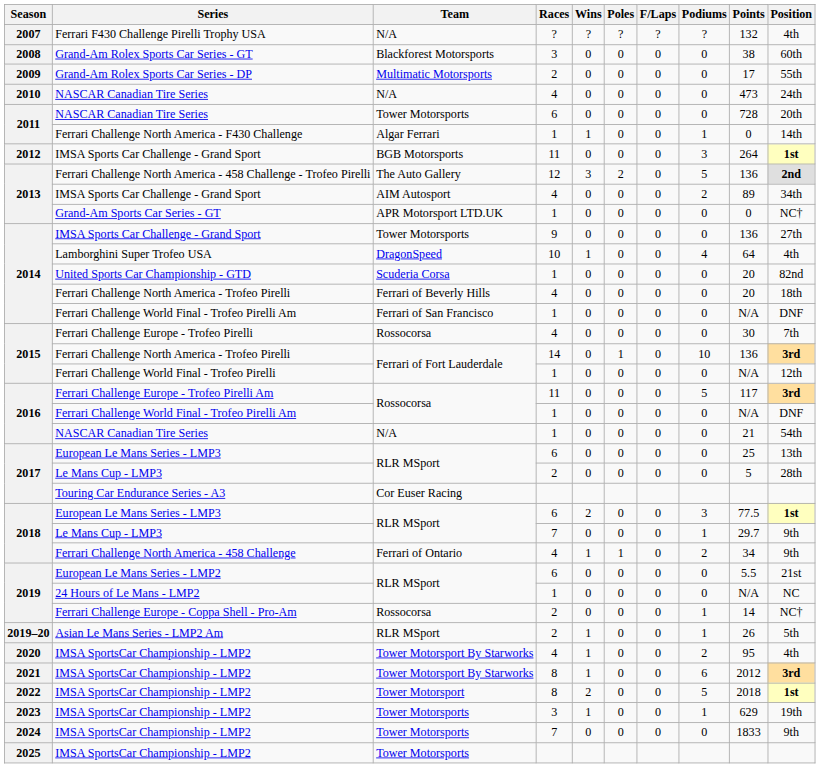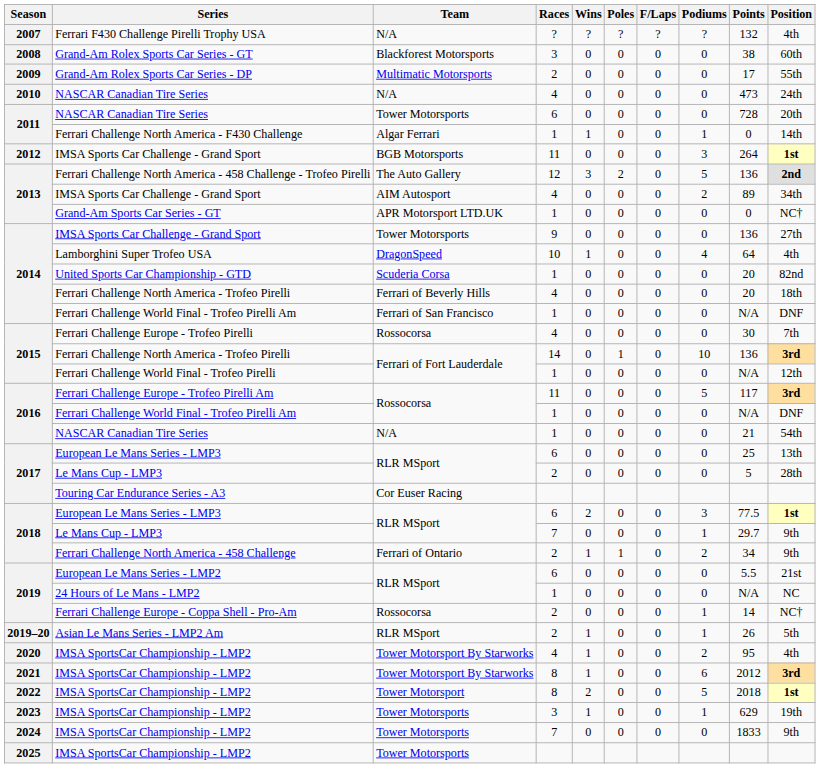(554, 553) 4 -> (554, 553) 2
